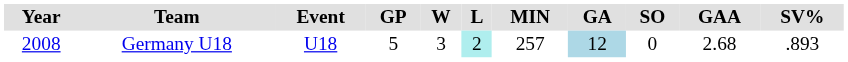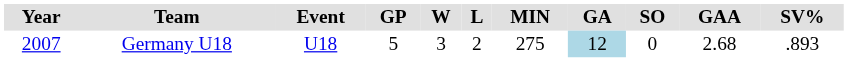(41, 43) 2008 -> (41, 43) 2007
(477, 43) paleturquoise background -> (477, 43) no background
(530, 43) 257 -> (530, 43) 275
